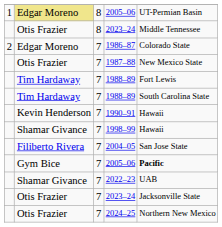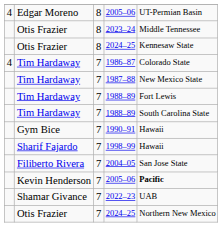(9, 12) 1 -> (9, 12) 4
(48, 12) khaki background -> (48, 12) no background
+ row: (99, 46)
(9, 46) 2 -> (9, 63) 4
(48, 46) Edgar Moreno -> (49, 63) Tim Hardaway
(42, 63) Otis Frazier -> (49, 79) Tim Hardaway
(54, 113) Kevin Henderson -> (38, 130) Gym Bice
(52, 130) Shamar Givance -> (47, 146) Sharif Fajardo
(38, 163) Gym Bice -> (54, 180) Kevin Henderson
- row: (99, 197)
